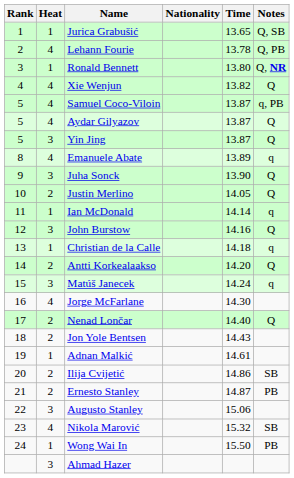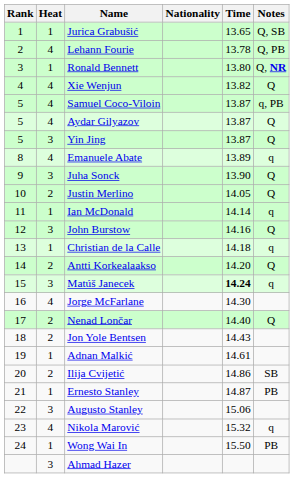(238, 283) normal -> (238, 283) bold
(50, 391) 2 -> (50, 391) 1
(271, 427) SB -> (271, 427) q
